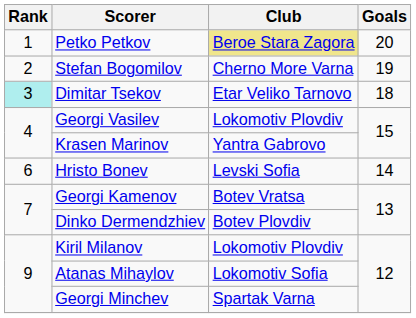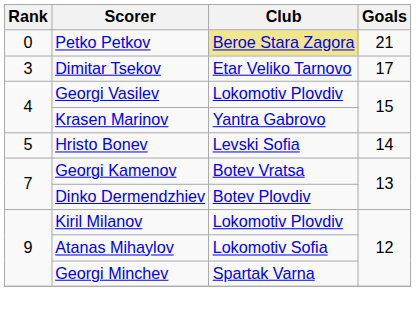(28, 42) 1 -> (28, 42) 0
(384, 42) 20 -> (384, 42) 21
- row: (119, 68)
(28, 94) paleturquoise background -> (28, 68) no background
(384, 94) 18 -> (384, 68) 17
(28, 171) 6 -> (28, 145) 5
